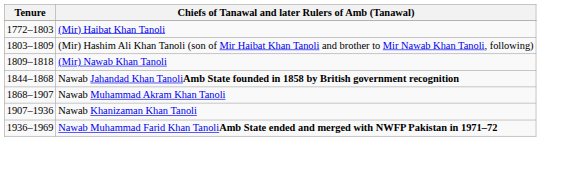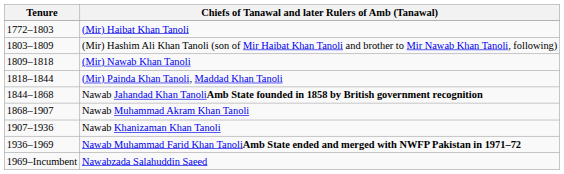+ row: (182, 78)
+ row: (145, 161)
